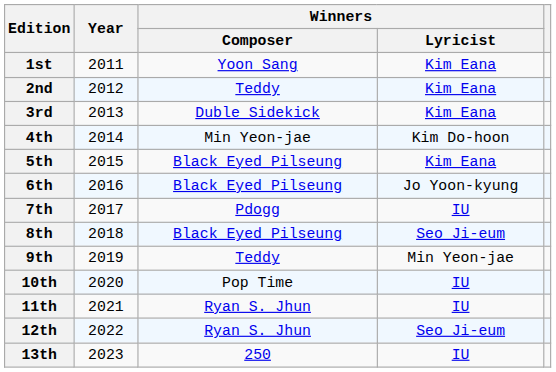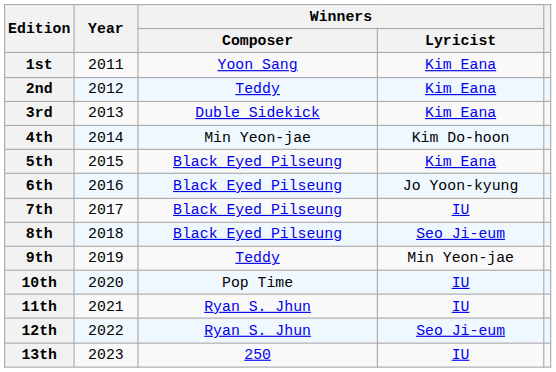(258, 210) Pdogg -> (258, 210) Black Eyed Pilseung
